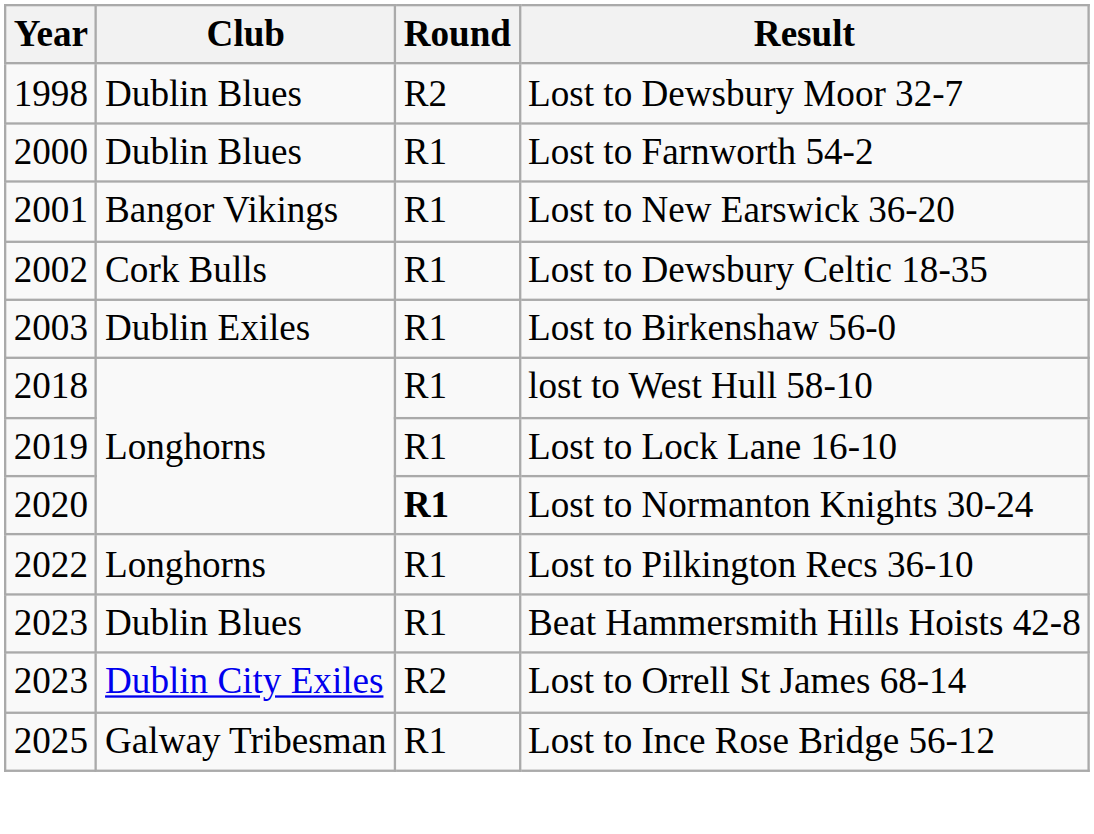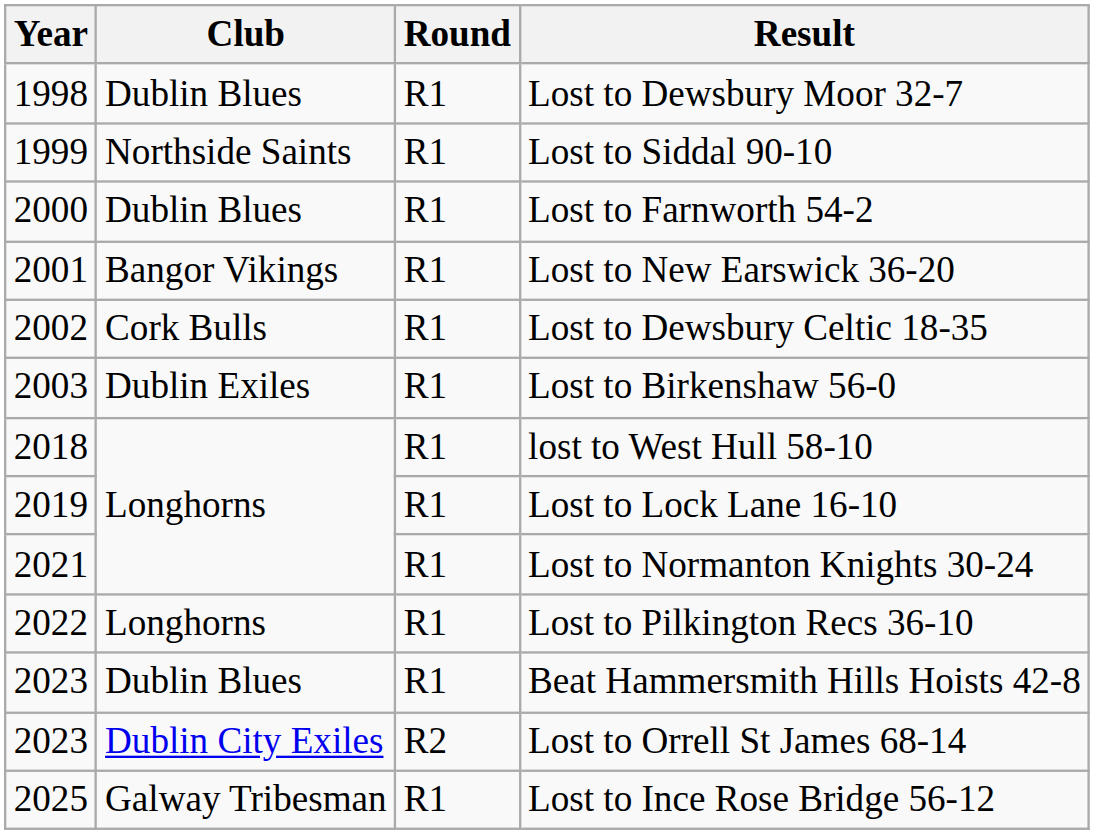(425, 92) R2 -> (425, 92) R1
+ row: (680, 151)
(51, 504) 2020 -> (51, 563) 2021
(426, 504) bold -> (425, 563) normal
